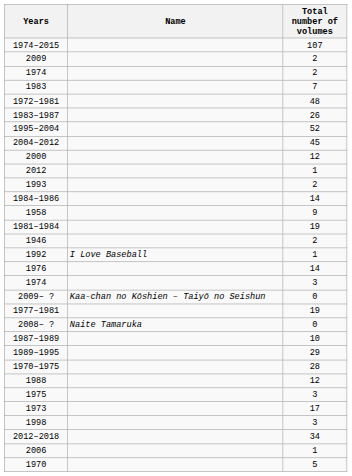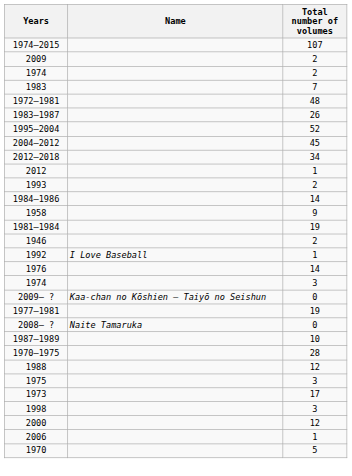rows swapped: (36, 437) <-> (36, 157)
- row: (36, 353)
